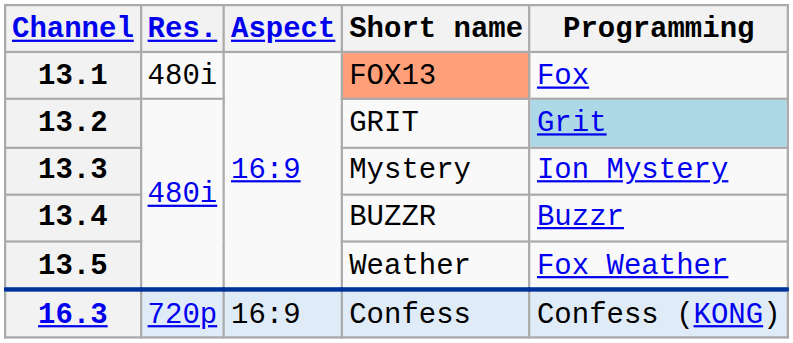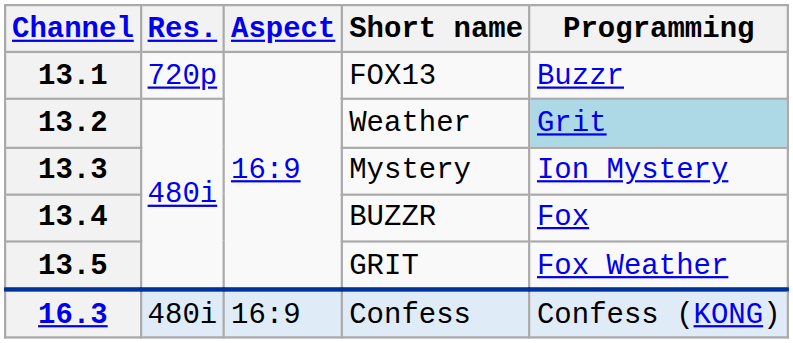(182, 76) 480i -> (182, 76) 720p
(393, 76) lightsalmon background -> (393, 76) no background
(563, 76) Fox -> (580, 76) Buzzr
(384, 123) GRIT -> (410, 123) Weather
(580, 218) Buzzr -> (563, 218) Fox
(410, 265) Weather -> (384, 265) GRIT
(182, 314) 720p -> (182, 314) 480i
